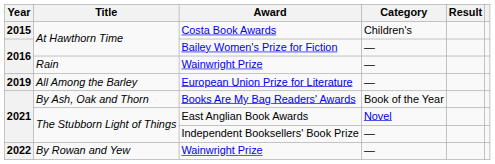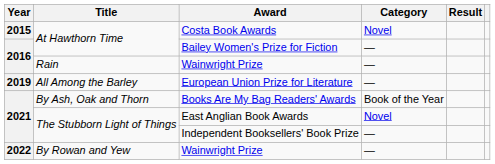(388, 30) Children's -> (378, 30) Novel
